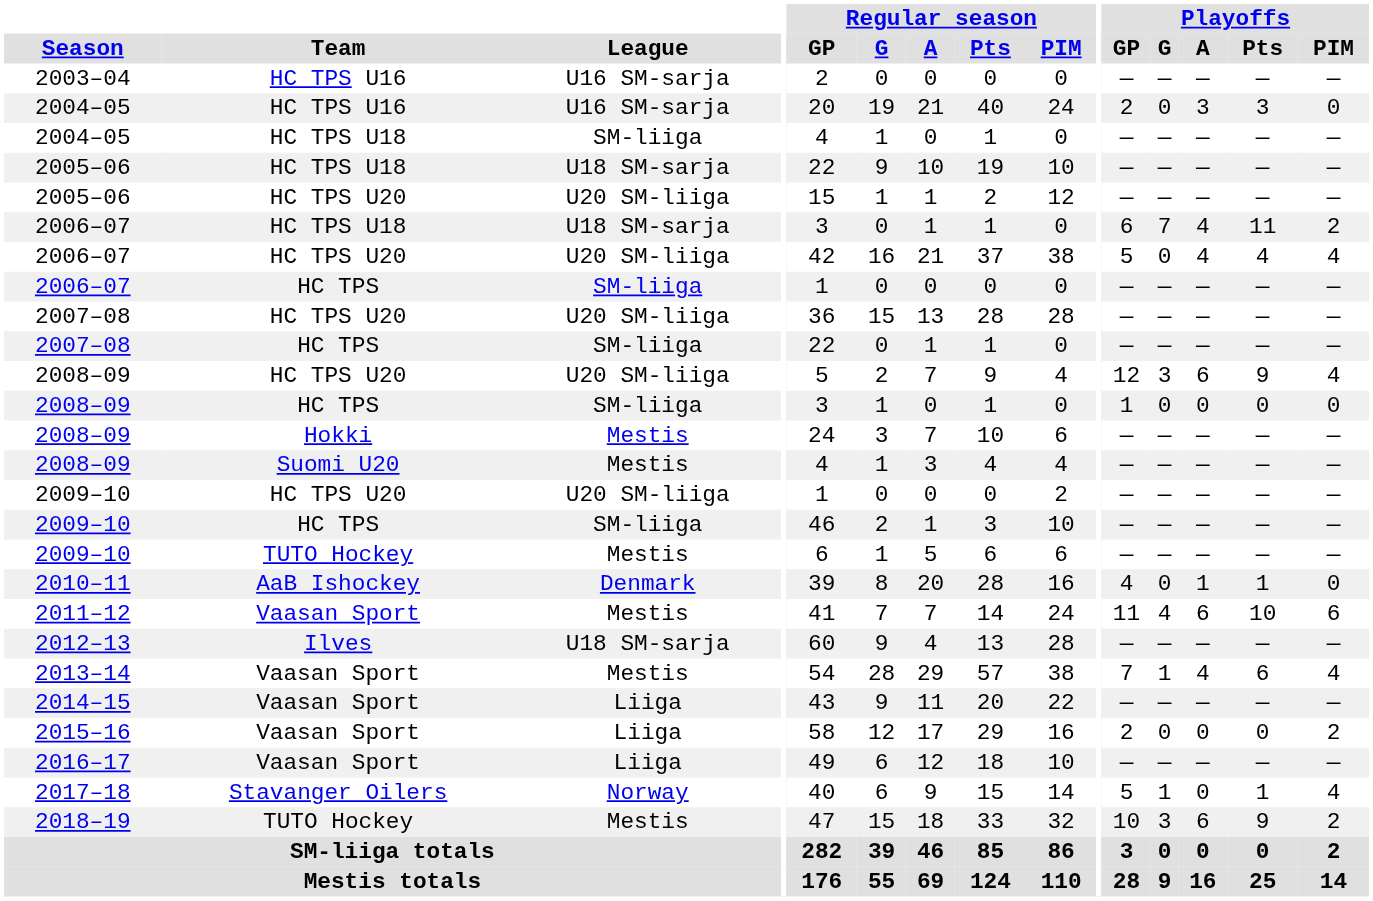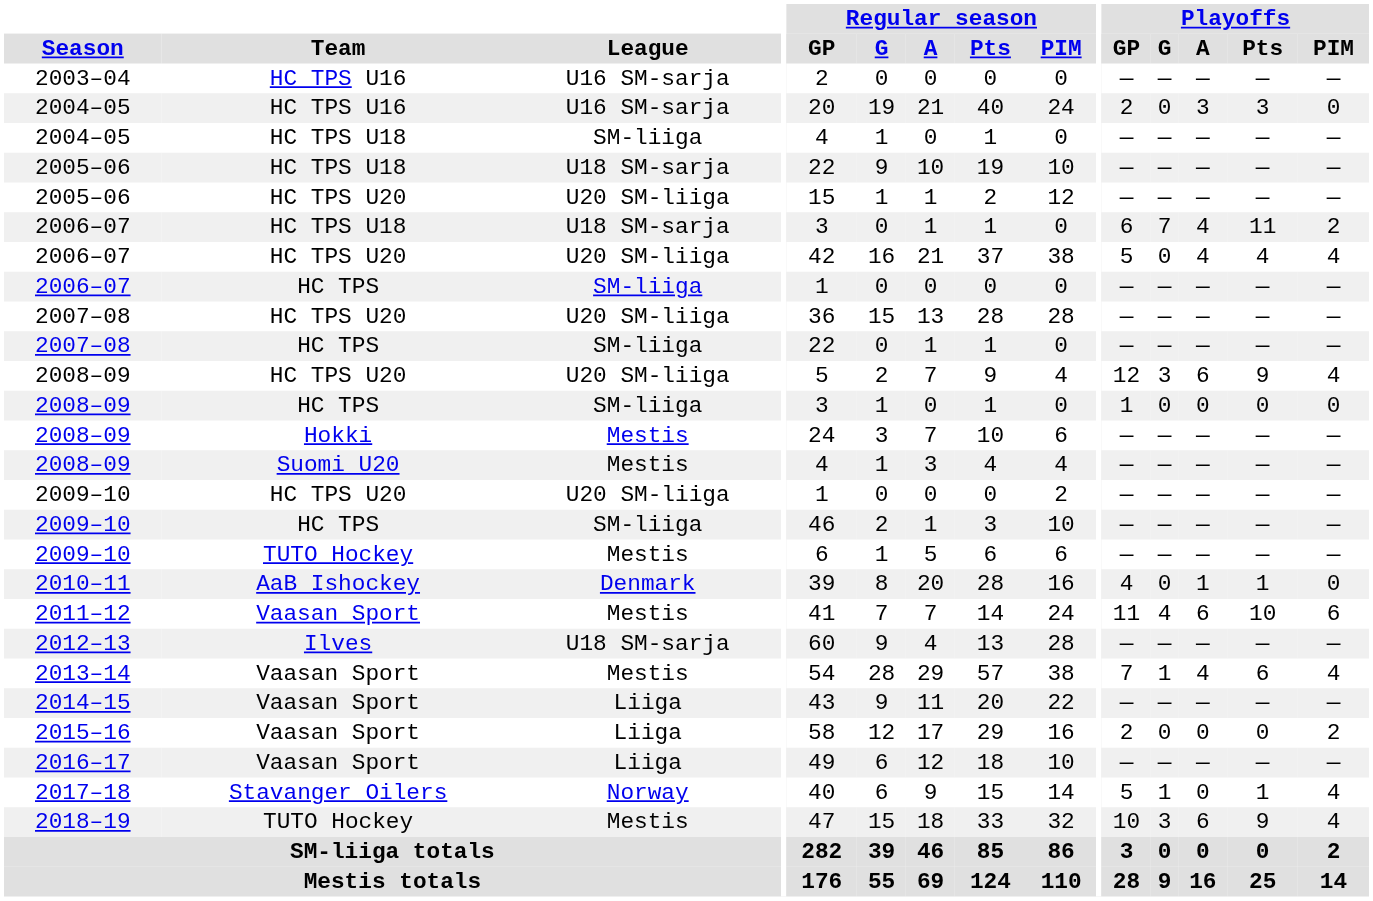(1334, 822) 2 -> (1334, 822) 4
